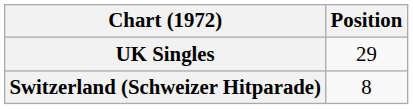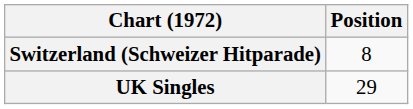rows swapped: (165, 86) <-> (165, 53)
